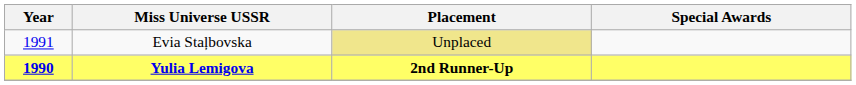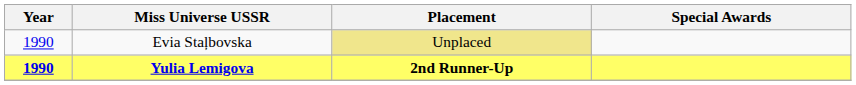(38, 42) 1991 -> (38, 42) 1990
